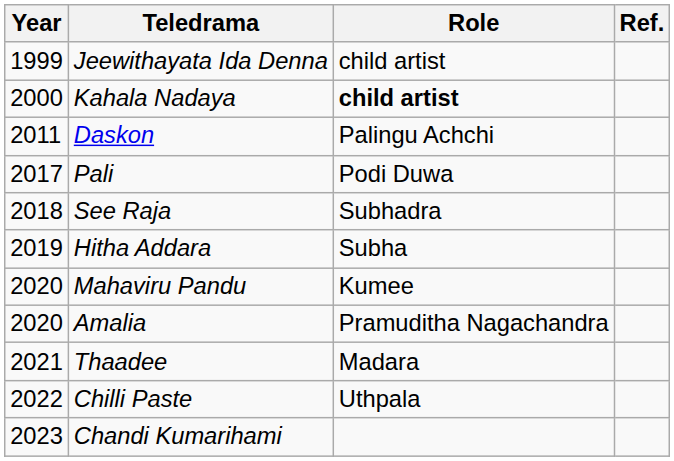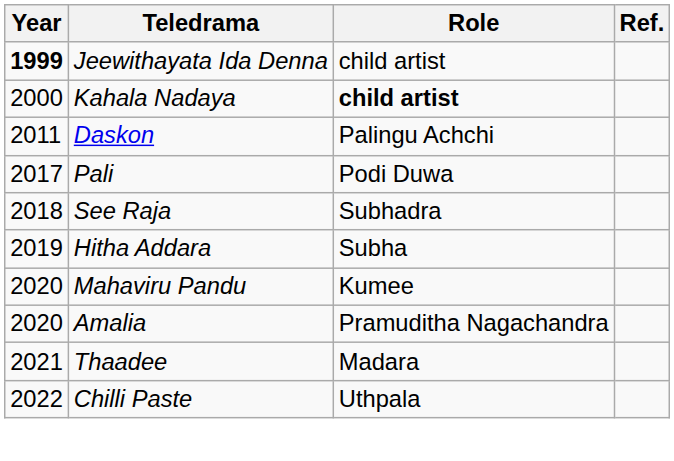(37, 60) normal -> (37, 60) bold
- row: (178, 436)
